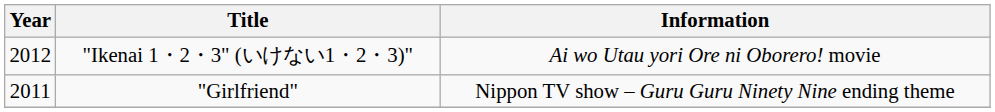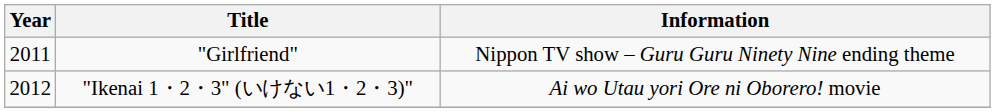rows swapped: (248, 90) <-> (248, 55)
